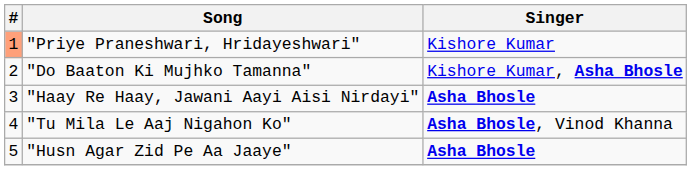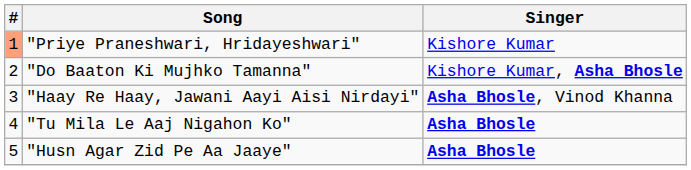(481, 98) Asha Bhosle -> (550, 98) Asha Bhosle, Vinod Khanna
(550, 125) Asha Bhosle, Vinod Khanna -> (481, 125) Asha Bhosle
